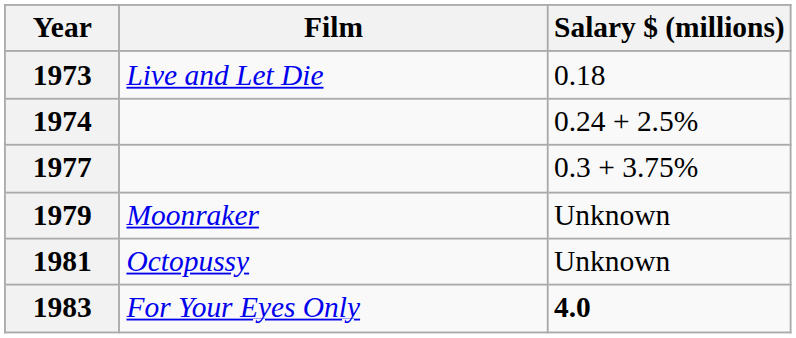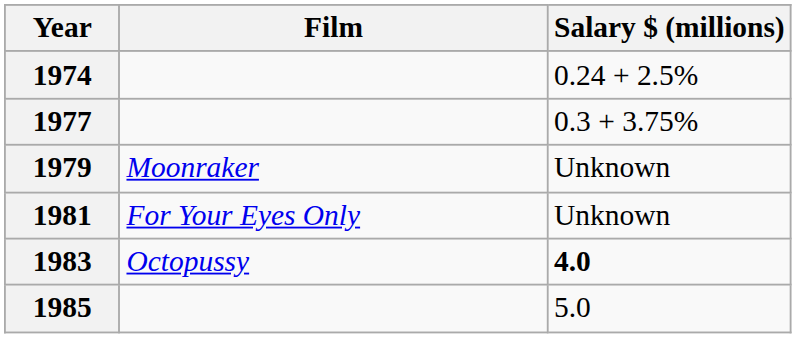- row: (62, 74)
(188, 261) Octopussy -> (243, 214) For Your Eyes Only
(243, 307) For Your Eyes Only -> (188, 261) Octopussy
+ row: (62, 307)
